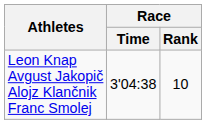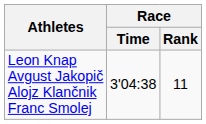(180, 85) 10 -> (180, 85) 11
